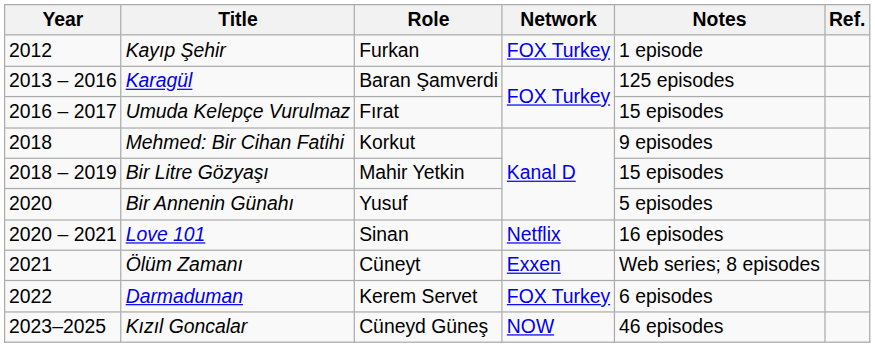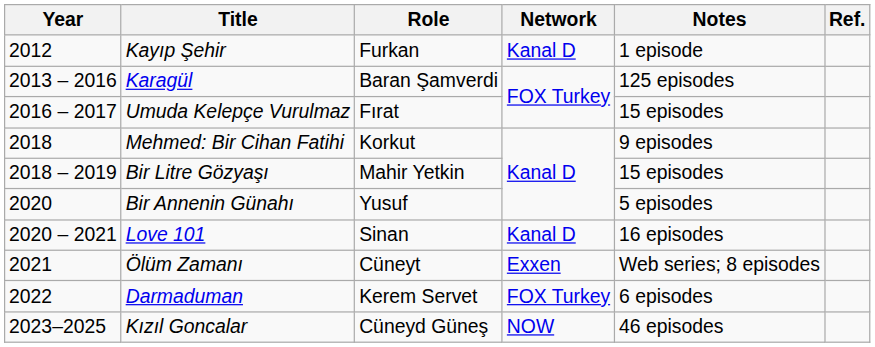(559, 50) FOX Turkey -> (541, 50) Kanal D
(534, 234) Netflix -> (541, 234) Kanal D
